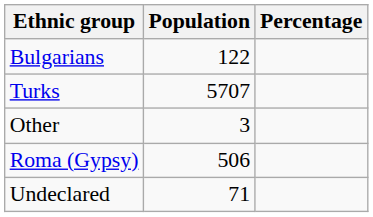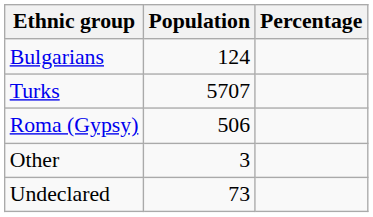(234, 56) 122 -> (234, 56) 124
rows swapped: (74, 159) <-> (34, 125)
(239, 194) 71 -> (239, 194) 73
